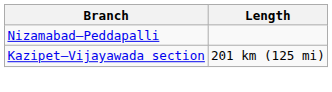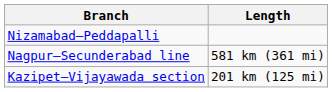+ row: (99, 56)
